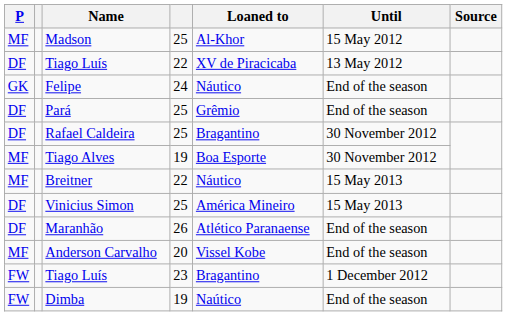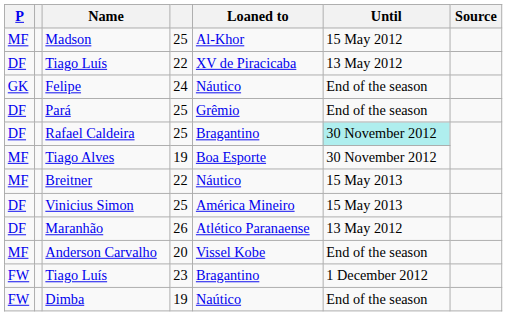(381, 134) no background -> (381, 134) paleturquoise background
(377, 228) End of the season -> (364, 228) 13 May 2012
